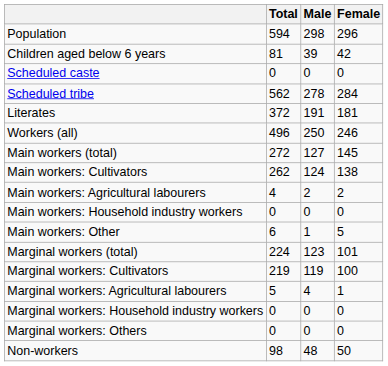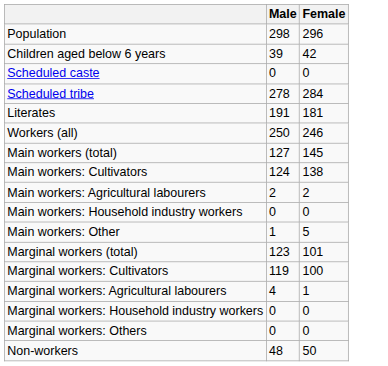- column: (283, 14)
